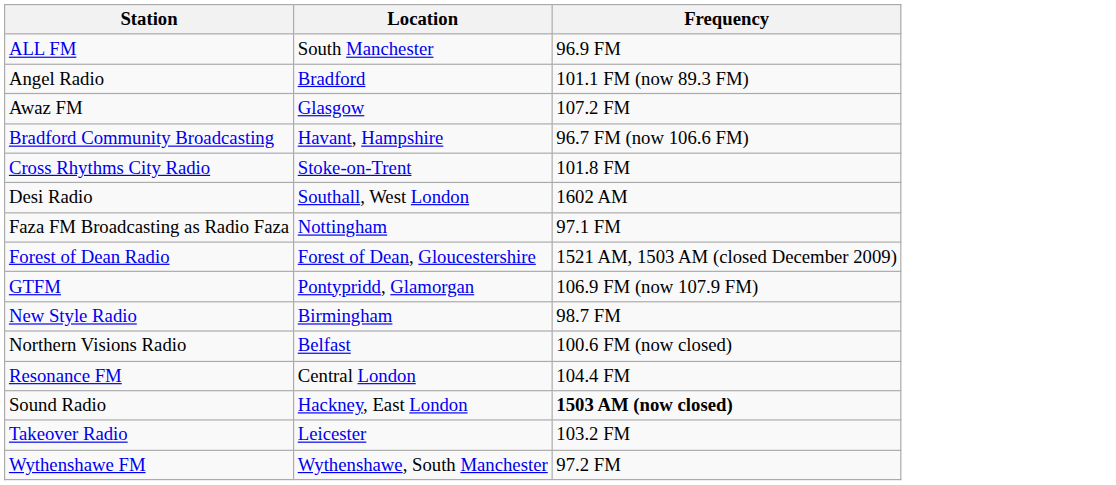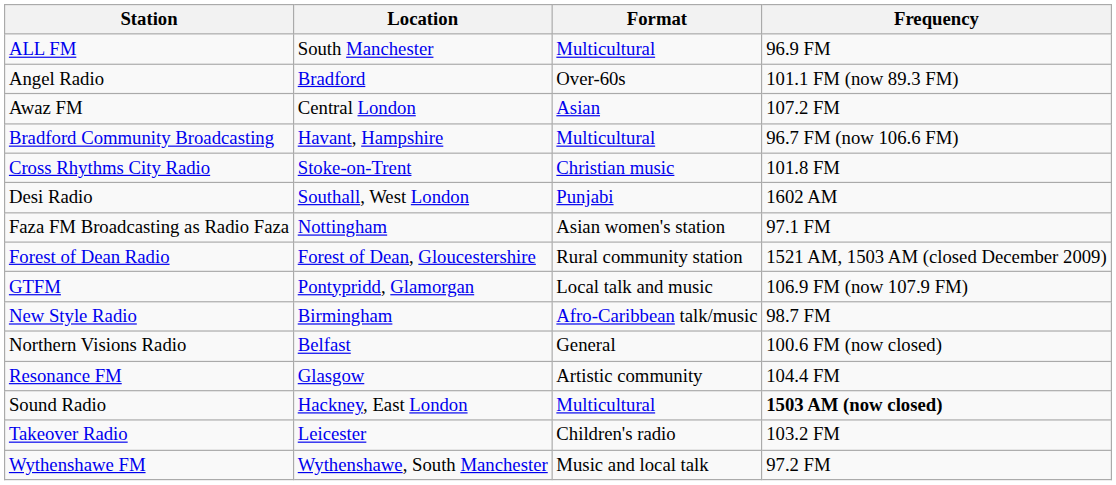+ column: (657, 19)
(331, 108) Glasgow -> (357, 108) Central London
(357, 375) Central London -> (331, 375) Glasgow
